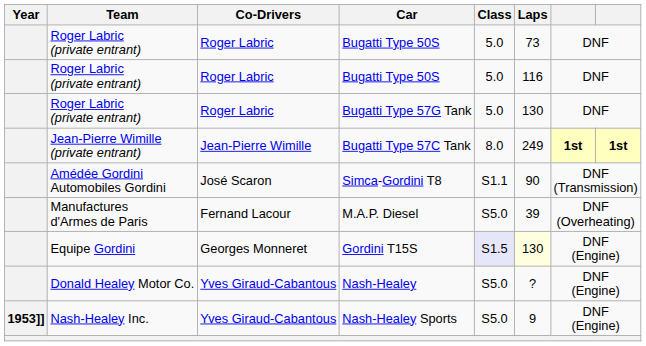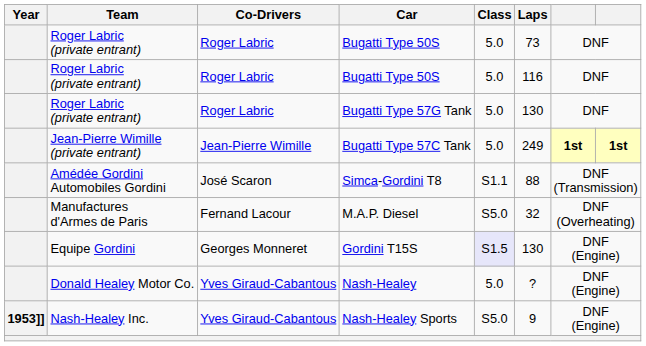(495, 146) 8.0 -> (495, 146) 5.0
(533, 180) 90 -> (533, 180) 88
(533, 215) 39 -> (533, 215) 32
(533, 249) lightyellow background -> (533, 249) no background
(495, 284) S5.0 -> (495, 284) 5.0
